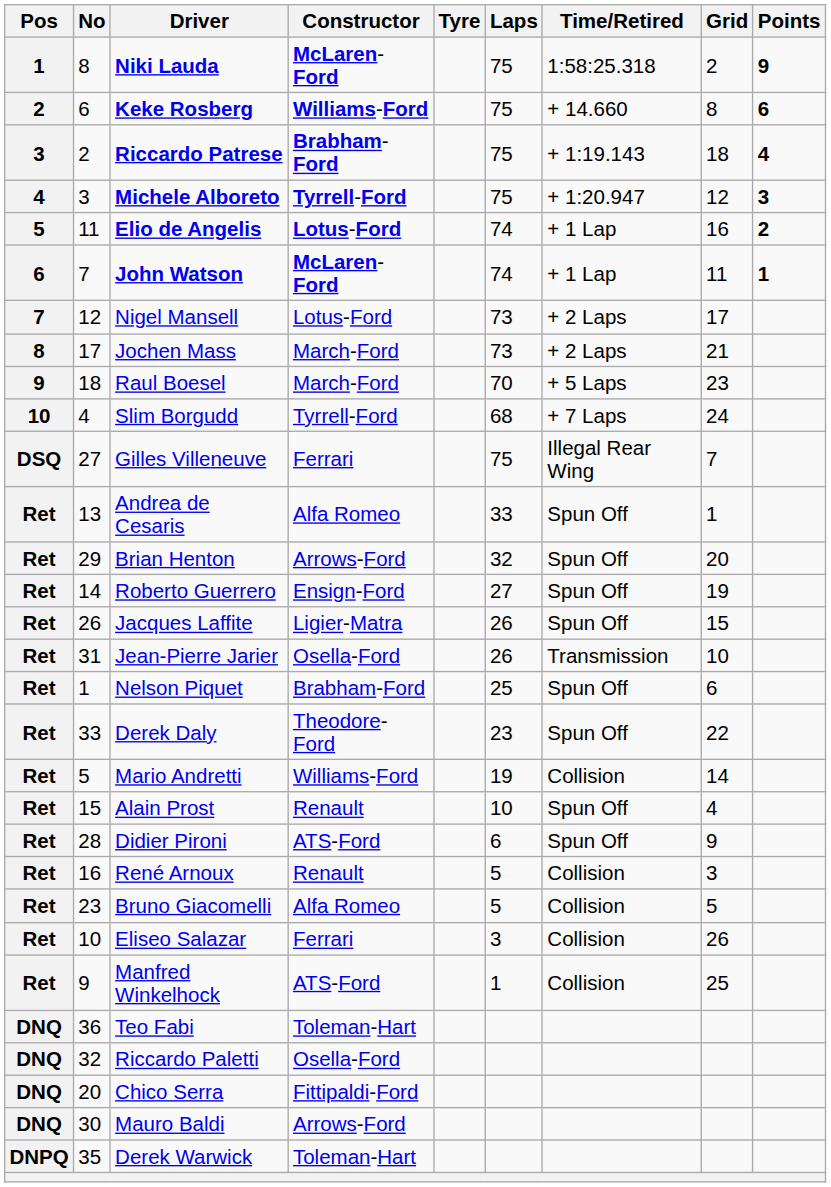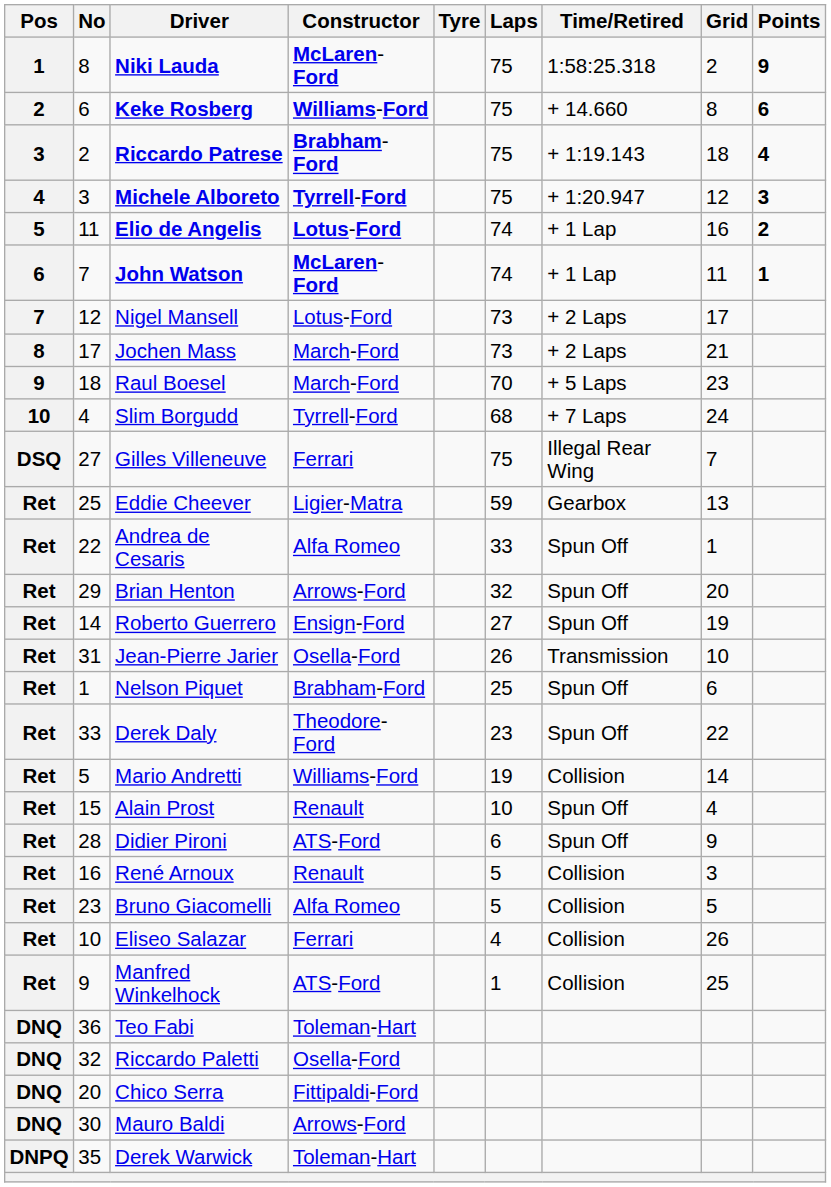+ row: (183, 503)
(90, 514) 13 -> (90, 547) 22
- row: (184, 623)
(496, 938) 3 -> (496, 938) 4
